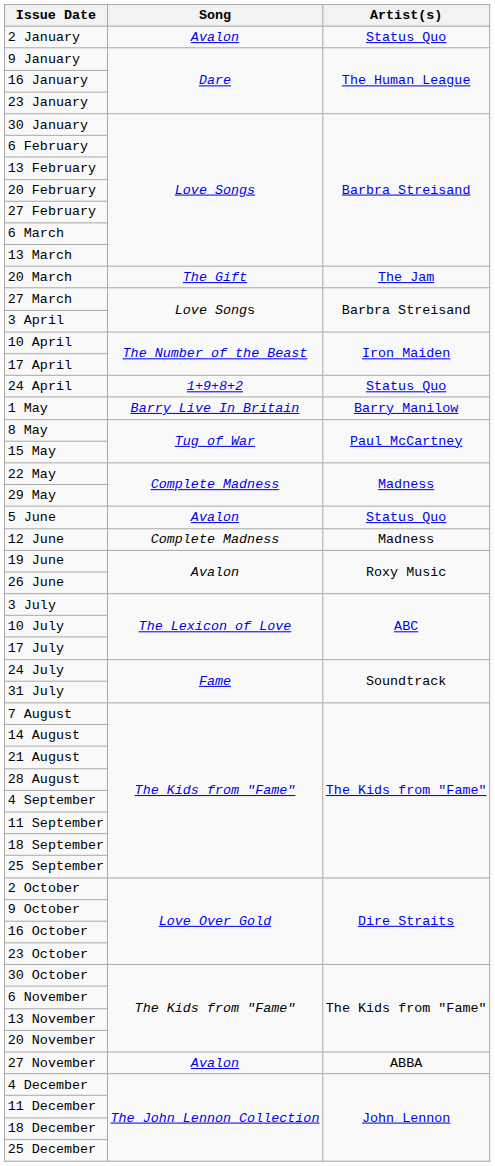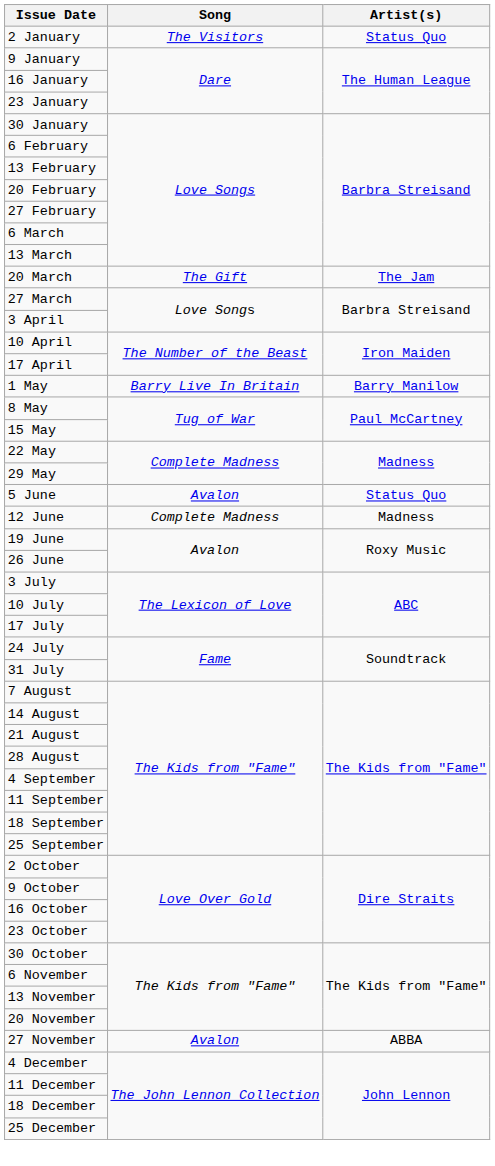(215, 37) Avalon -> (215, 37) The Visitors
- row: (40, 386)
